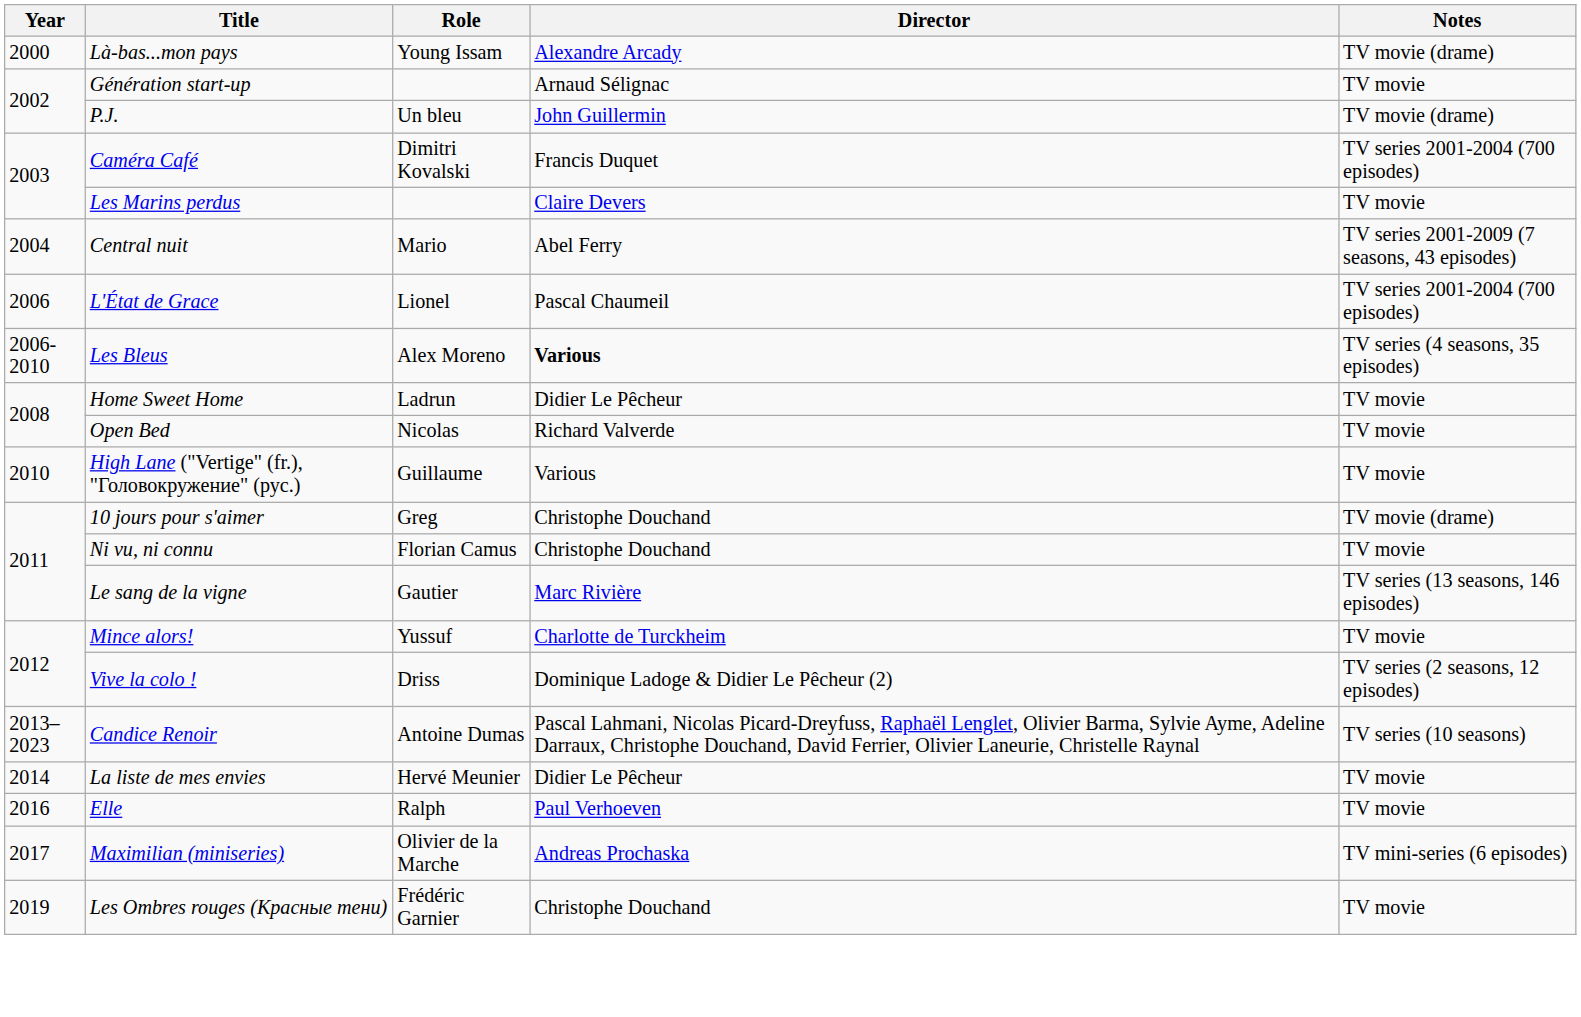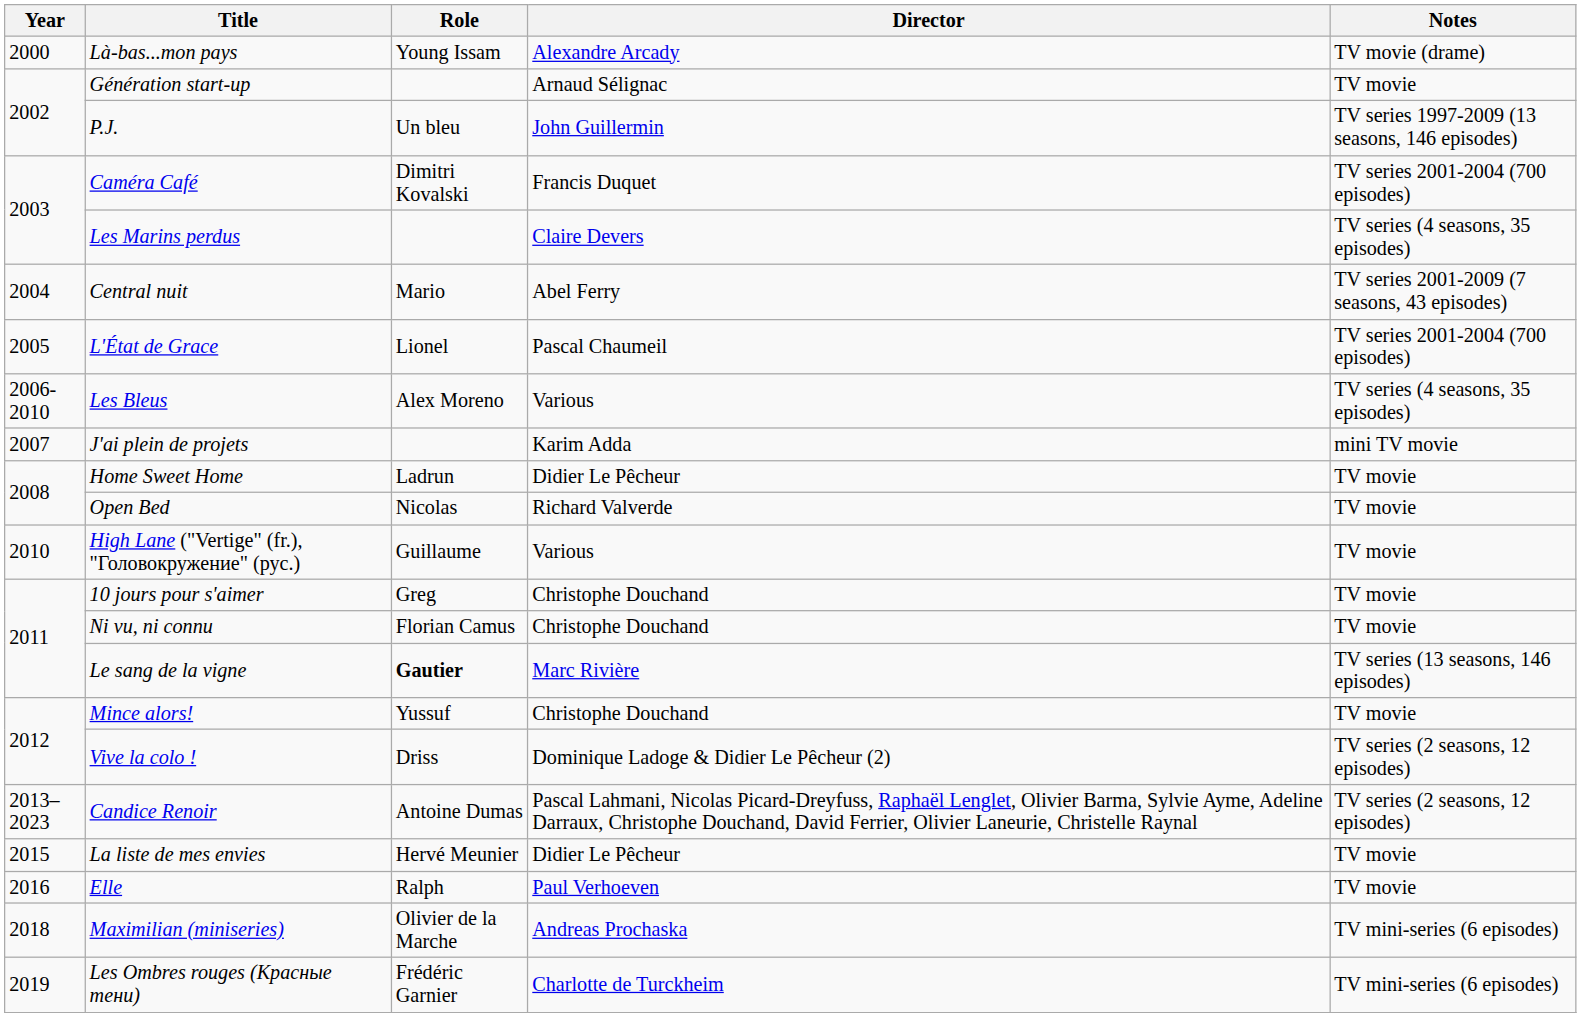(1418, 116) TV movie (drame) -> (1435, 127) TV series 1997-2009 (13 seasons, 146 episodes)
(1384, 203) TV movie -> (1432, 237) TV series (4 seasons, 35 episodes)
(29, 300) 2006 -> (29, 346) 2005
(567, 355) bold -> (563, 401) normal
+ row: (169, 444)
(1418, 517) TV movie (drame) -> (1375, 594) TV movie
(428, 592) normal -> (429, 670) bold
(630, 636) Charlotte de Turckheim -> (620, 713) Christophe Douchand
(1434, 734) TV series (10 seasons) -> (1432, 811) TV series (2 seasons, 12 episodes)
(29, 777) 2014 -> (29, 854) 2015
(29, 852) 2017 -> (29, 930) 2018
(622, 907) Christophe Douchand -> (628, 984) Charlotte de Turckheim
(1384, 907) TV movie -> (1446, 984) TV mini-series (6 episodes)
